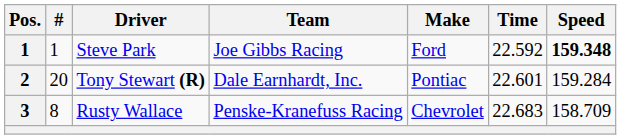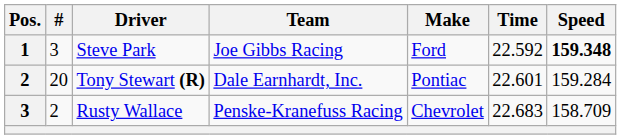(54, 50) 1 -> (54, 50) 3
(54, 110) 8 -> (54, 110) 2
